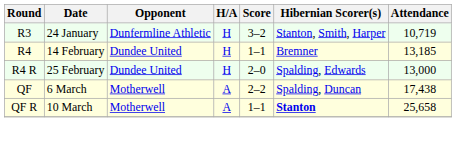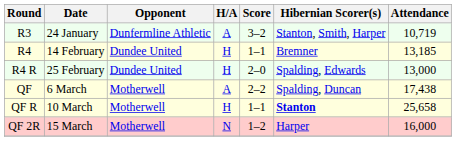(227, 32) H -> (227, 32) A
(227, 107) A -> (227, 107) H
+ row: (24, 126)
